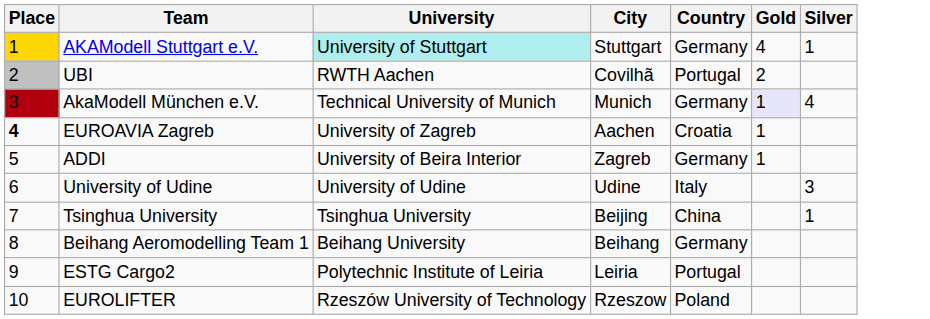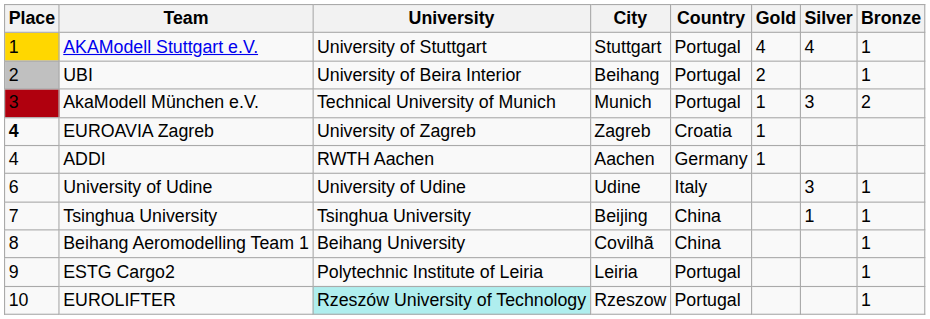+ column: (891, 18)
(402, 46) paleturquoise background -> (402, 46) no background
(711, 46) Germany -> (708, 46) Portugal
(809, 46) 1 -> (809, 46) 4
(376, 74) RWTH Aachen -> (419, 74) University of Beira Interior
(624, 74) Covilhã -> (627, 74) Beihang
(711, 103) Germany -> (708, 103) Portugal
(761, 103) lavender background -> (761, 103) no background
(809, 103) 4 -> (809, 103) 3
(624, 131) Aachen -> (622, 131) Zagreb
(14, 159) 5 -> (14, 159) 4
(419, 159) University of Beira Interior -> (376, 159) RWTH Aachen
(622, 159) Zagreb -> (624, 159) Aachen
(627, 243) Beihang -> (624, 243) Covilhã
(711, 243) Germany -> (698, 243) China
(452, 300) no background -> (452, 300) paleturquoise background
(702, 300) Poland -> (708, 300) Portugal
